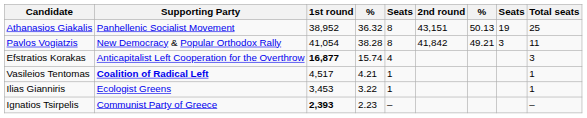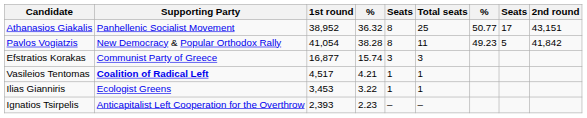columns swapped: (441, 12) <-> (554, 12)
(482, 27) 50.13 -> (484, 27) 50.77
(504, 27) 19 -> (507, 27) 17
(482, 43) 49.21 -> (484, 43) 49.23
(501, 43) 3 -> (504, 43) 5
(201, 58) Anticapitalist Left Cooperation for the Overthrow -> (157, 58) Communist Party of Greece
(324, 58) bold -> (324, 58) normal
(390, 58) 4 -> (390, 58) 3
(157, 105) Communist Party of Greece -> (201, 105) Anticapitalist Left Cooperation for the Overthrow
(321, 105) bold -> (321, 105) normal
